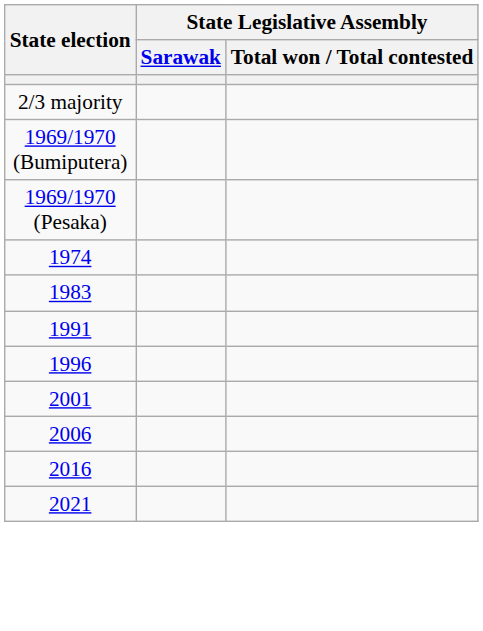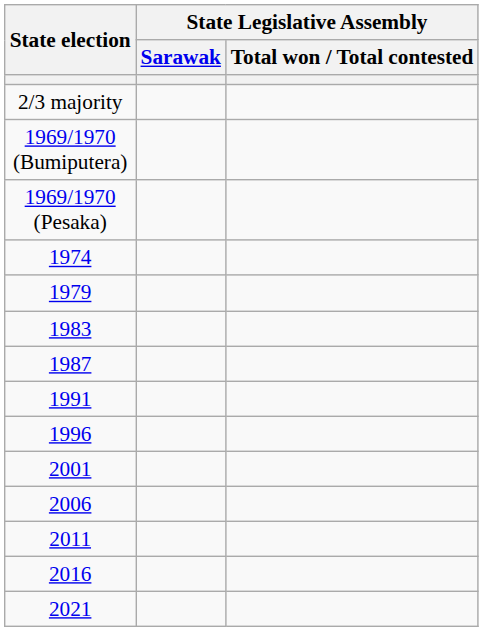+ row: (70, 293)
+ row: (70, 363)
+ row: (70, 538)
